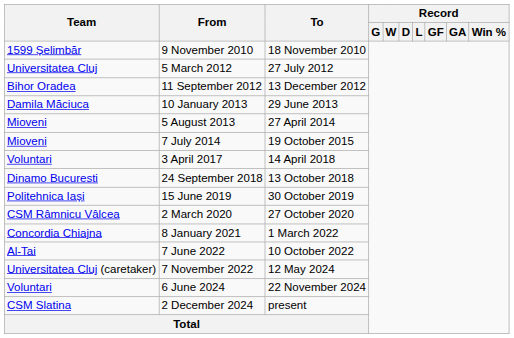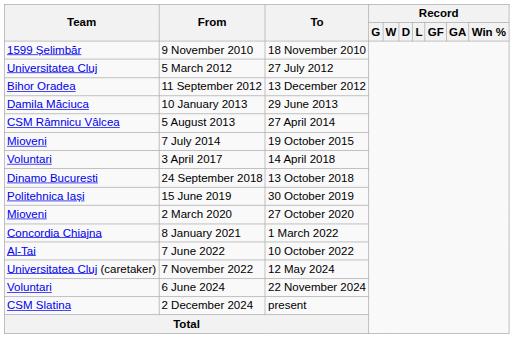(27, 123) Mioveni -> (63, 123) CSM Râmnicu Vâlcea
(63, 214) CSM Râmnicu Vâlcea -> (27, 214) Mioveni
